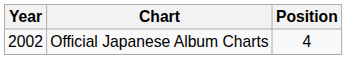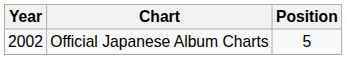(307, 41) 4 -> (307, 41) 5
